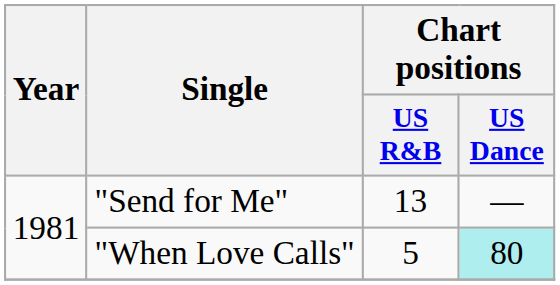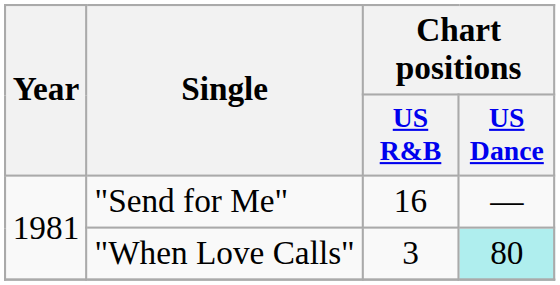(411, 200) 13 -> (411, 200) 16
(411, 253) 5 -> (411, 253) 3
